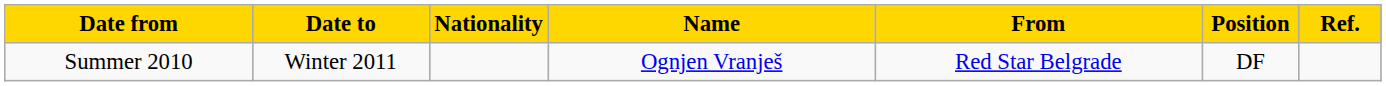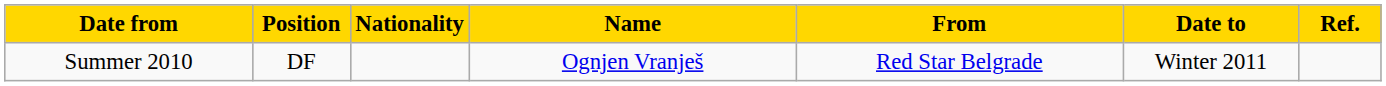columns swapped: (1250, 23) <-> (341, 23)
